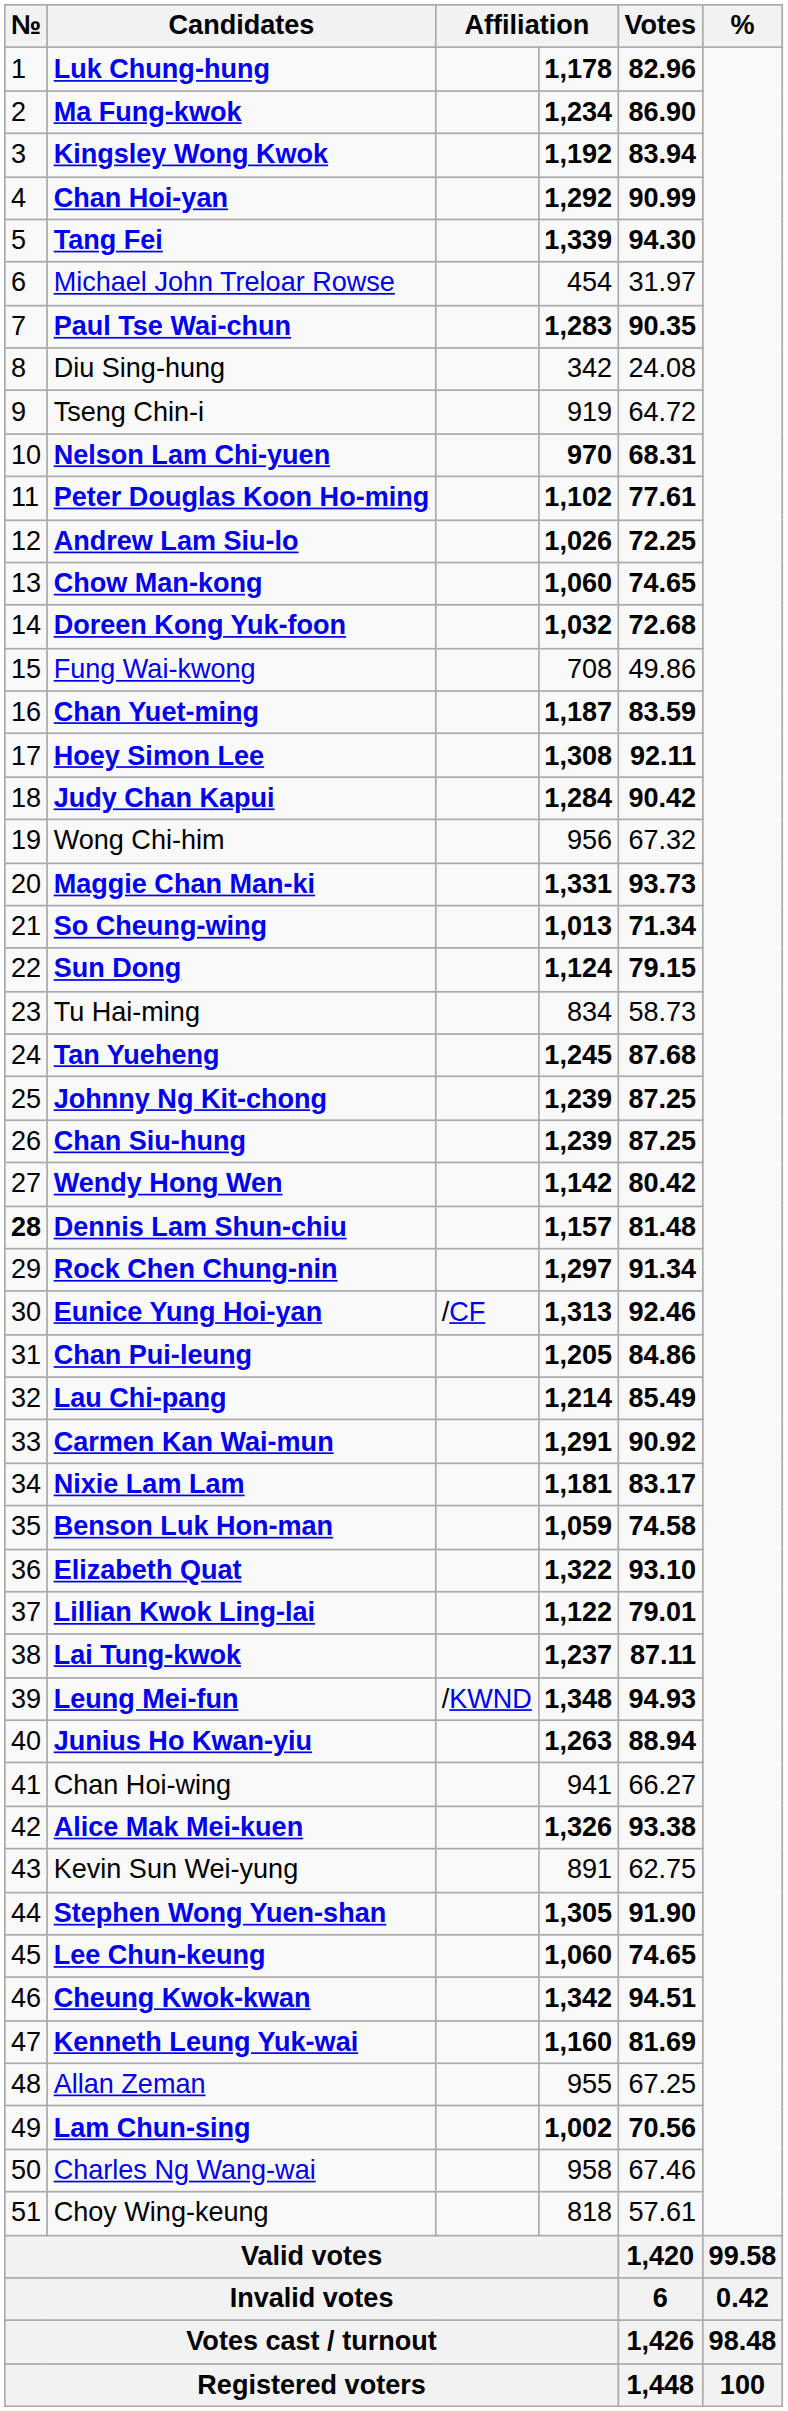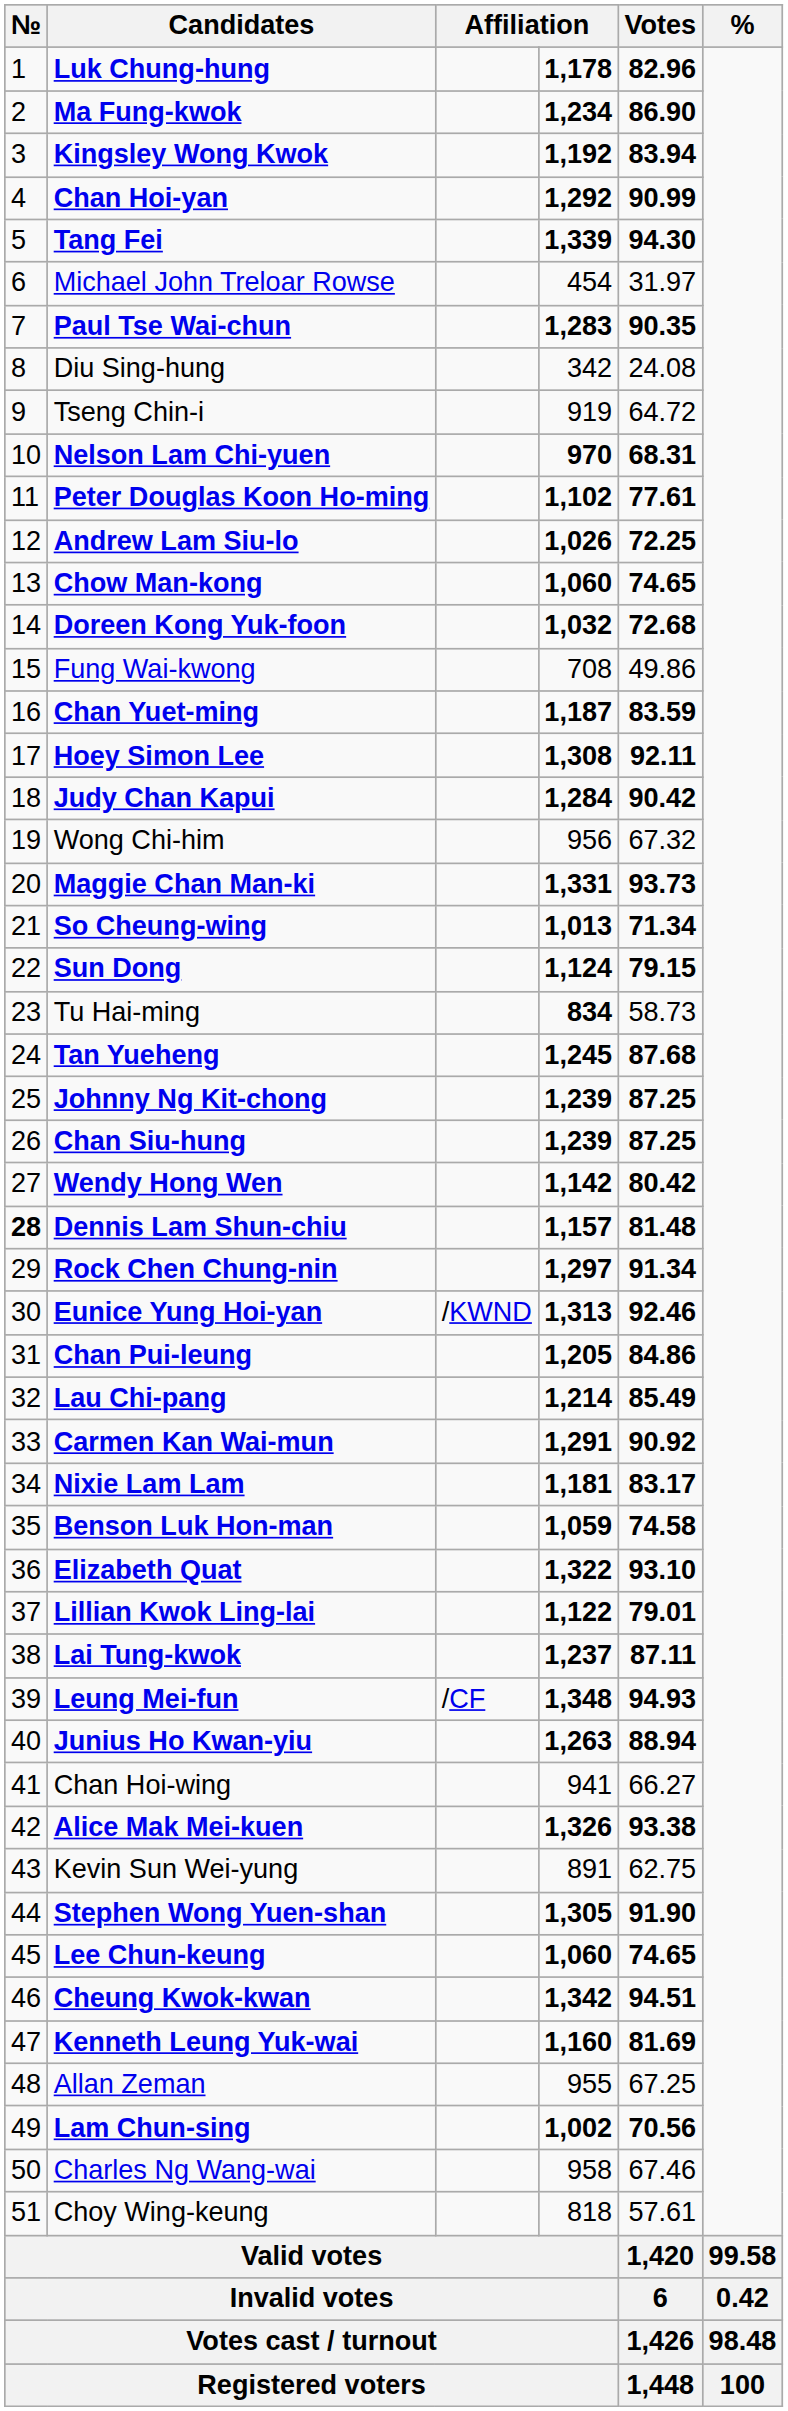(589, 1012) normal -> (589, 1012) bold
(464, 1312) /CF -> (487, 1312) /KWND
(487, 1698) /KWND -> (464, 1698) /CF
